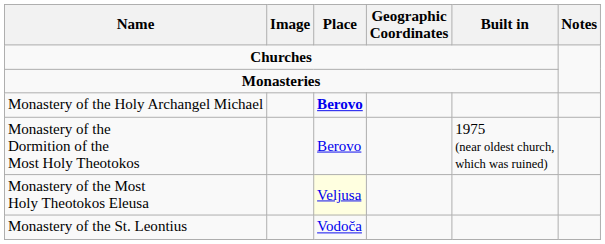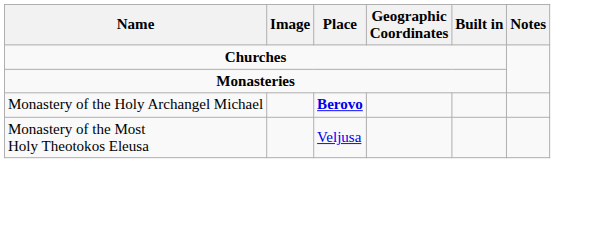- row: (74, 145)
(339, 194) lightyellow background -> (339, 137) no background
- row: (98, 227)
